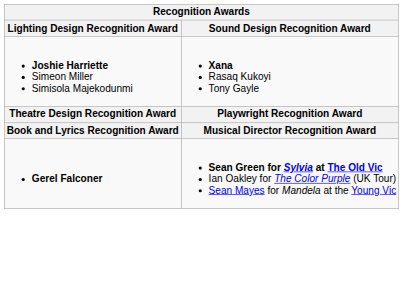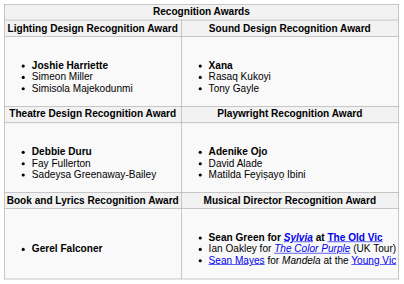+ row: (93, 163)
